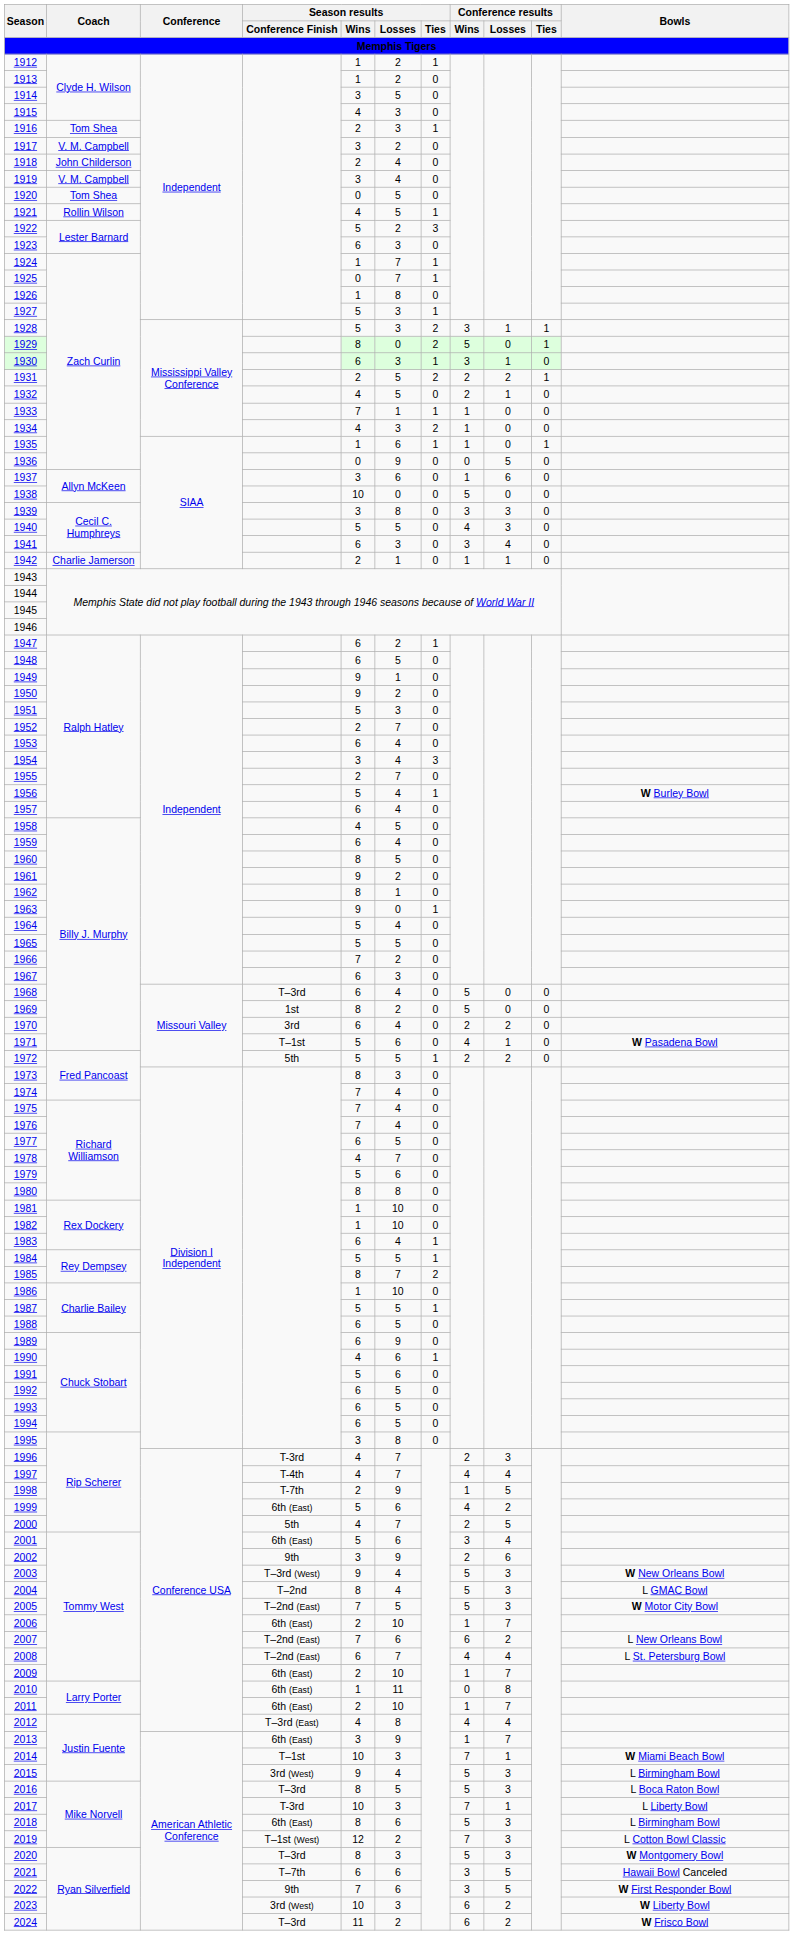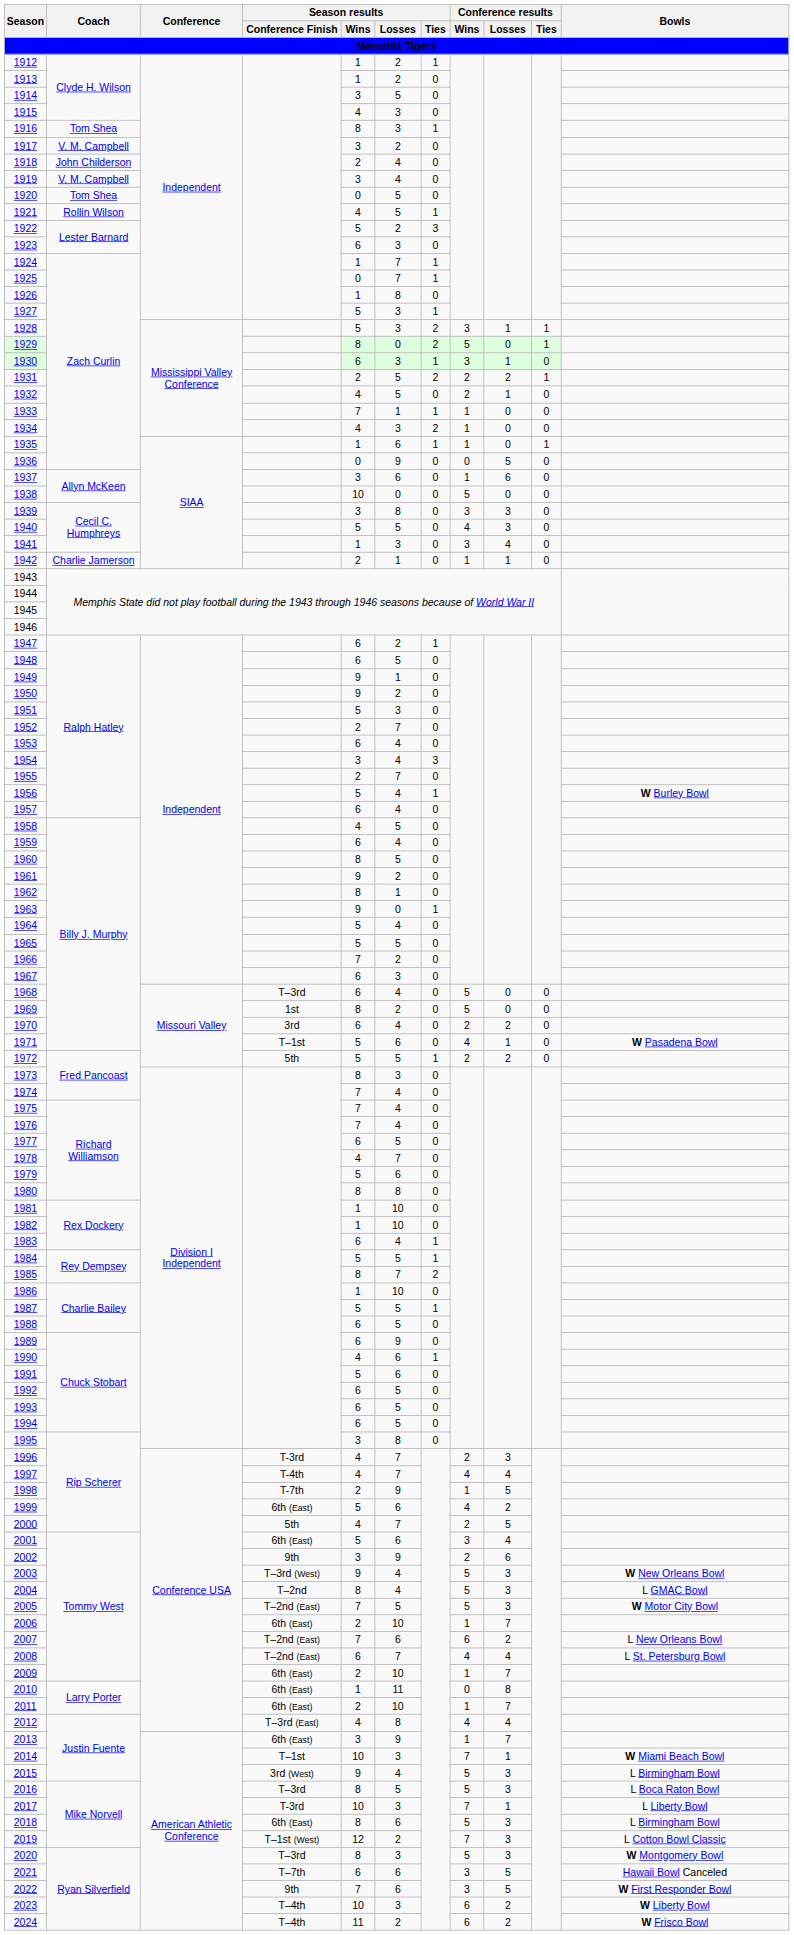(358, 129) 2 -> (358, 129) 8
(358, 544) 6 -> (358, 544) 1
(292, 1906) 3rd (West) -> (292, 1906) T–4th
(292, 1922) T–3rd -> (292, 1922) T–4th
